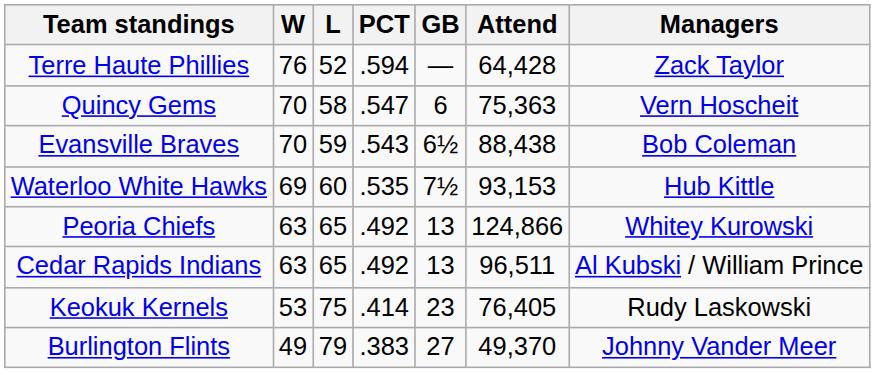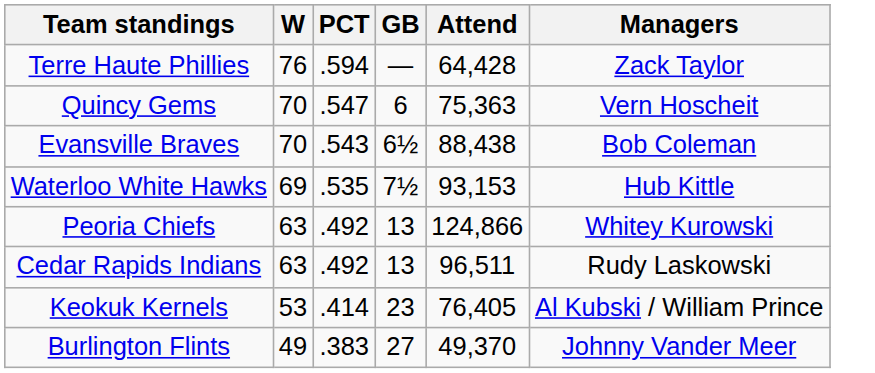- column: (333, 24)
(719, 266) Al Kubski / William Prince -> (679, 266) Rudy Laskowski
(719, 307) Rudy Laskowski -> (679, 307) Al Kubski / William Prince
